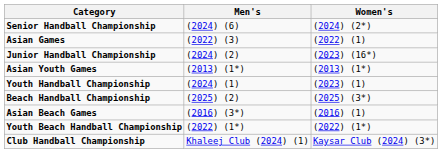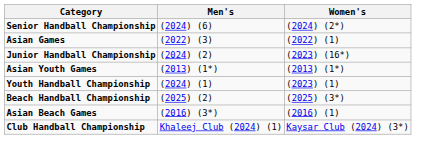- row: (94, 127)
